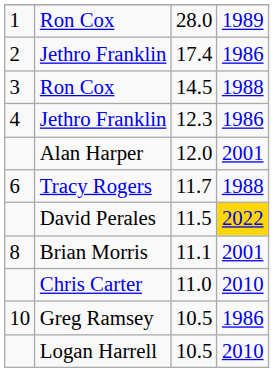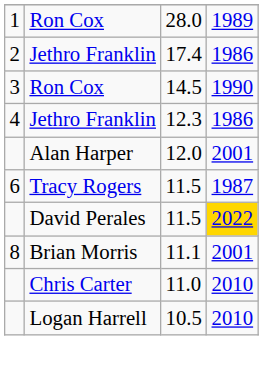(243, 86) 1988 -> (232, 86) 1990
(194, 185) 11.7 -> (183, 185) 11.5
(243, 185) 1988 -> (232, 185) 1987
- row: (20, 317)
